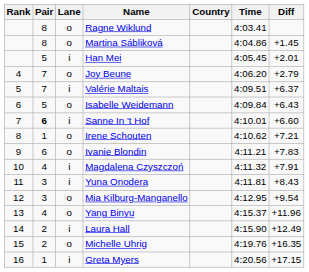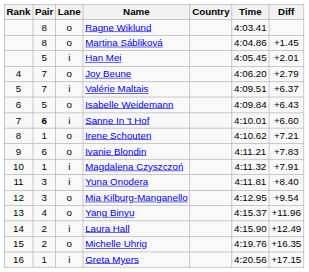(44, 167) 4 -> (44, 167) 1
(286, 182) +8.43 -> (286, 182) +8.40
